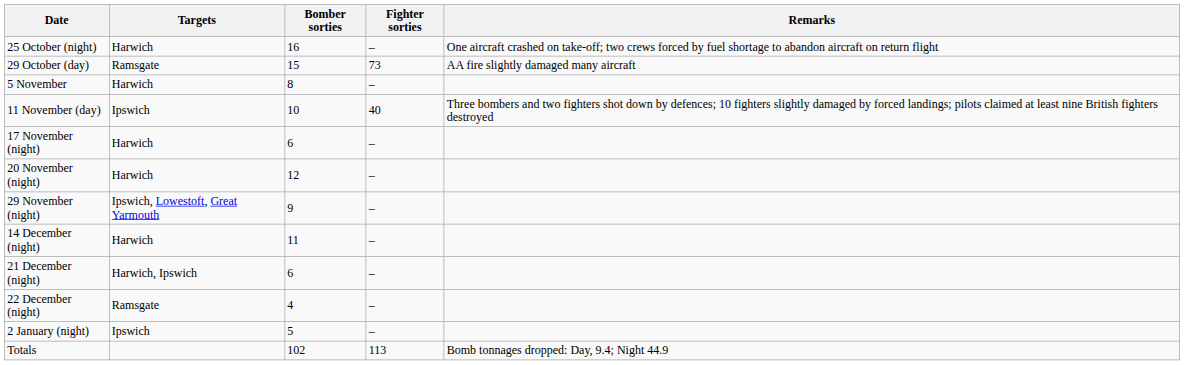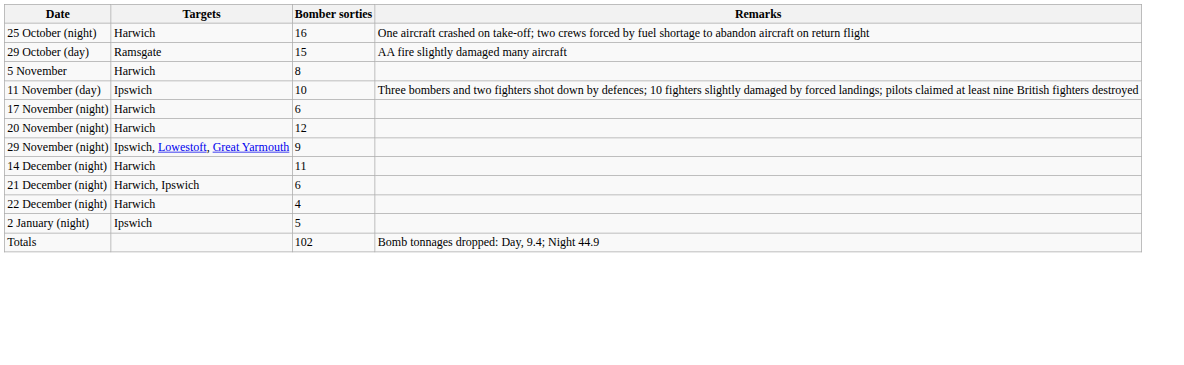- column: (405, 20)
(135, 305) Ramsgate -> (135, 204) Harwich
